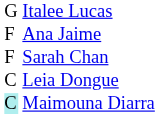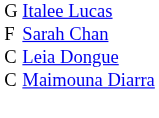- row: (62, 33)
(11, 103) paleturquoise background -> (11, 80) no background
